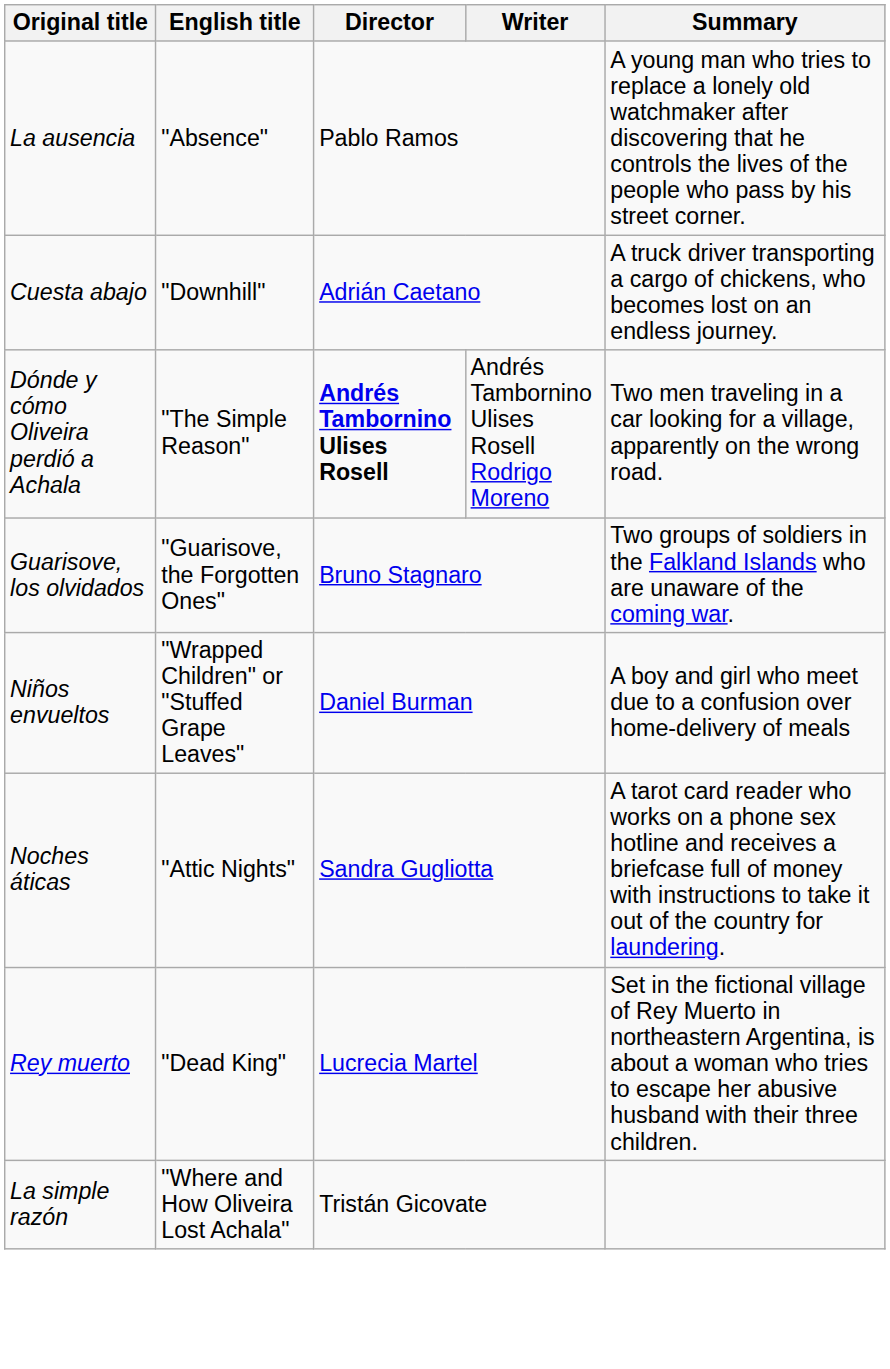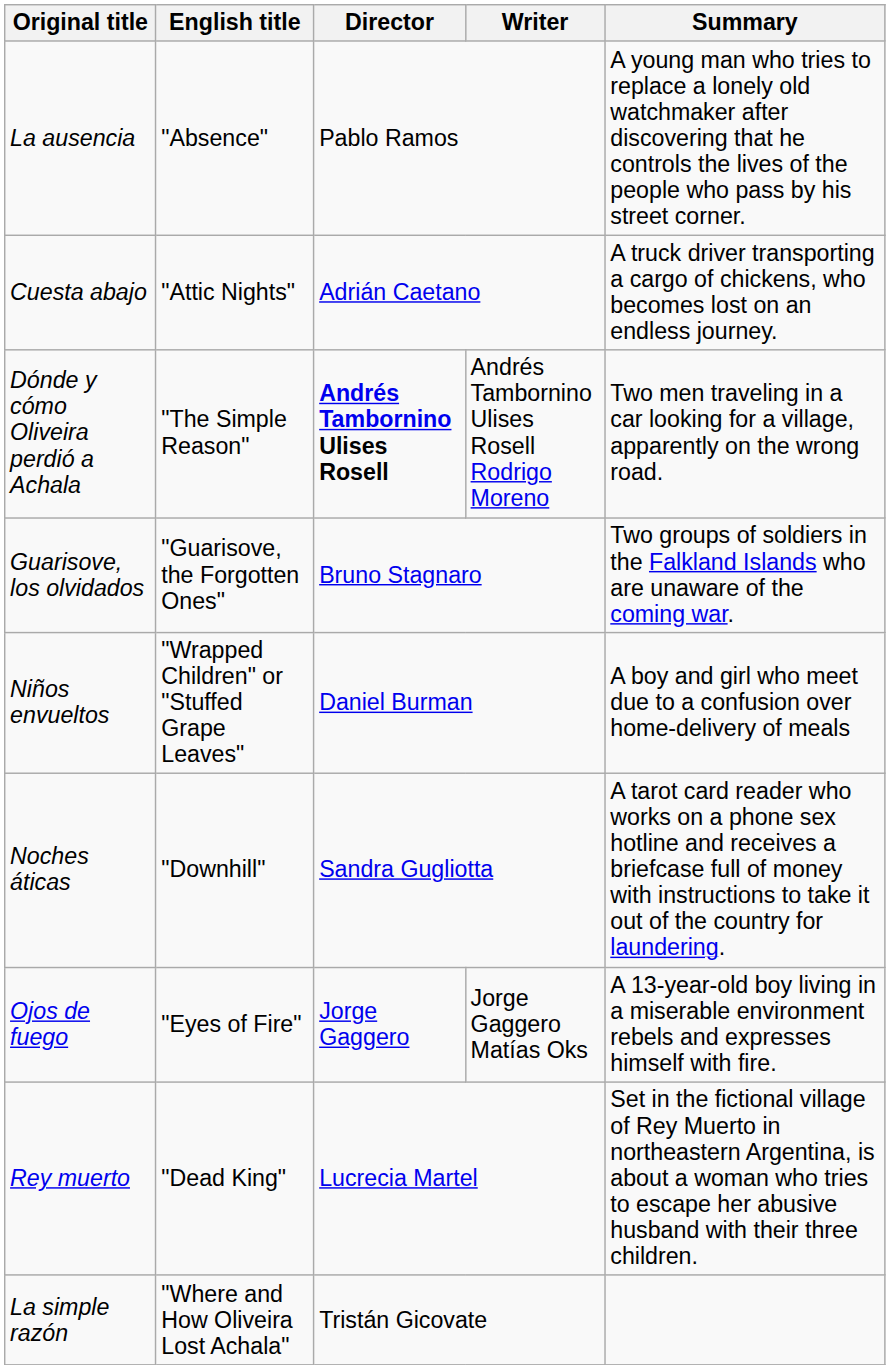(213, 292) "Downhill" -> (228, 292) "Attic Nights"
(228, 870) "Attic Nights" -> (213, 870) "Downhill"
+ row: (50, 1024)
